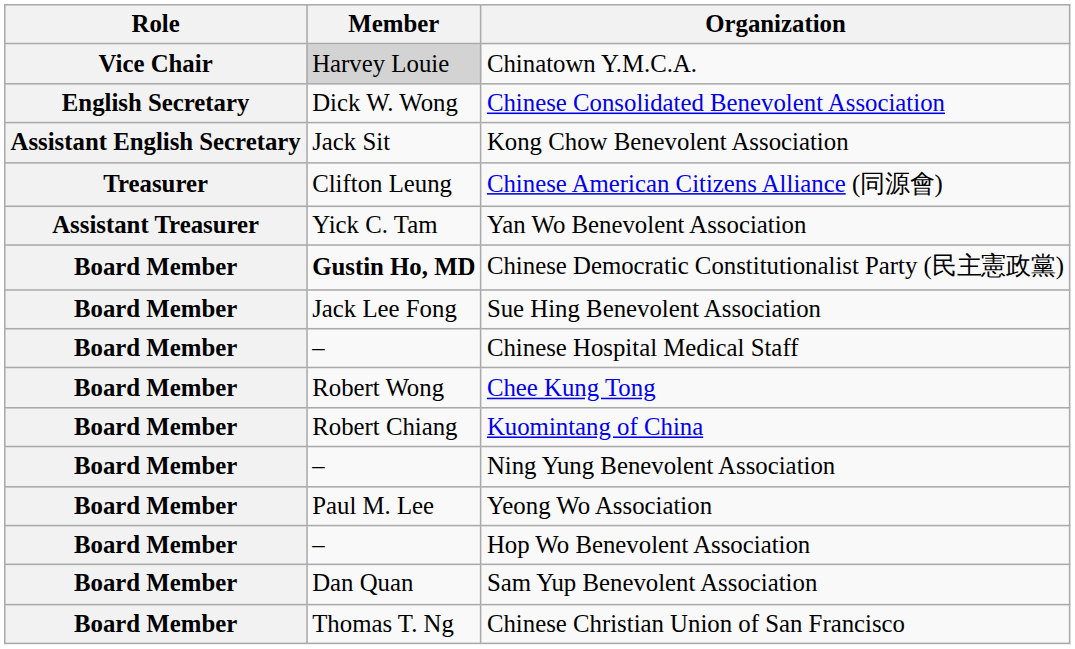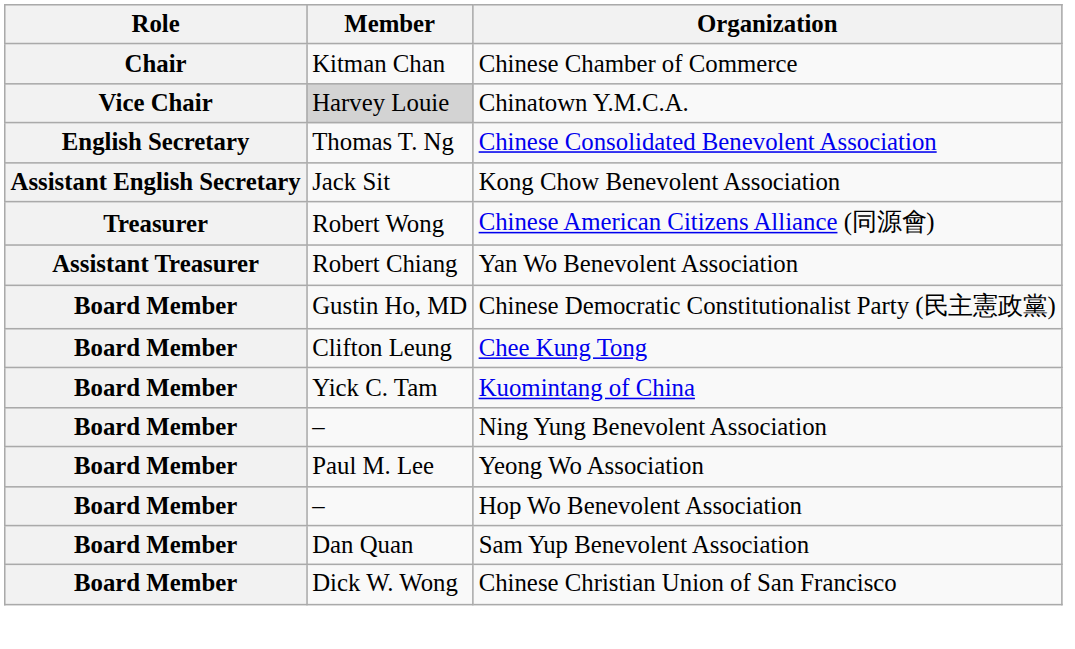+ row: (638, 63)
(385, 102) Dick W. Wong -> (383, 142) Thomas T. Ng
(382, 183) Clifton Leung -> (378, 223) Robert Wong
(375, 225) Yick C. Tam -> (385, 264) Robert Chiang
(394, 267) bold -> (390, 306) normal
- row: (654, 308)
- row: (643, 348)
(378, 387) Robert Wong -> (382, 348) Clifton Leung
(385, 426) Robert Chiang -> (375, 387) Yick C. Tam
(383, 623) Thomas T. Ng -> (385, 584) Dick W. Wong
